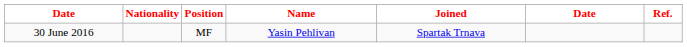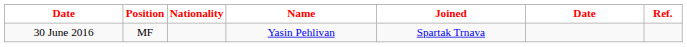columns swapped: (204, 14) <-> (152, 14)
